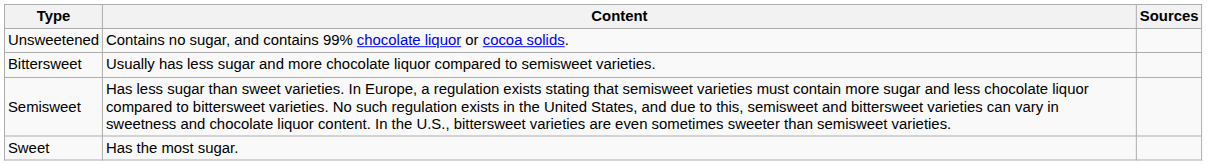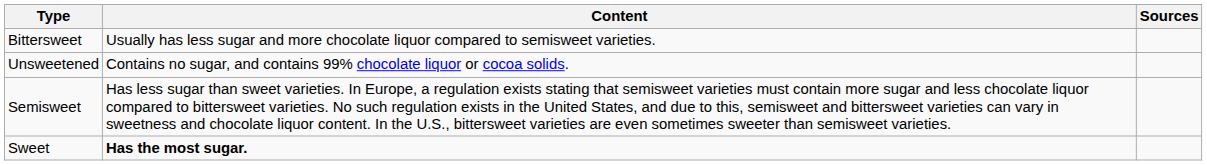rows swapped: (53, 40) <-> (45, 64)
(172, 147) normal -> (177, 147) bold
